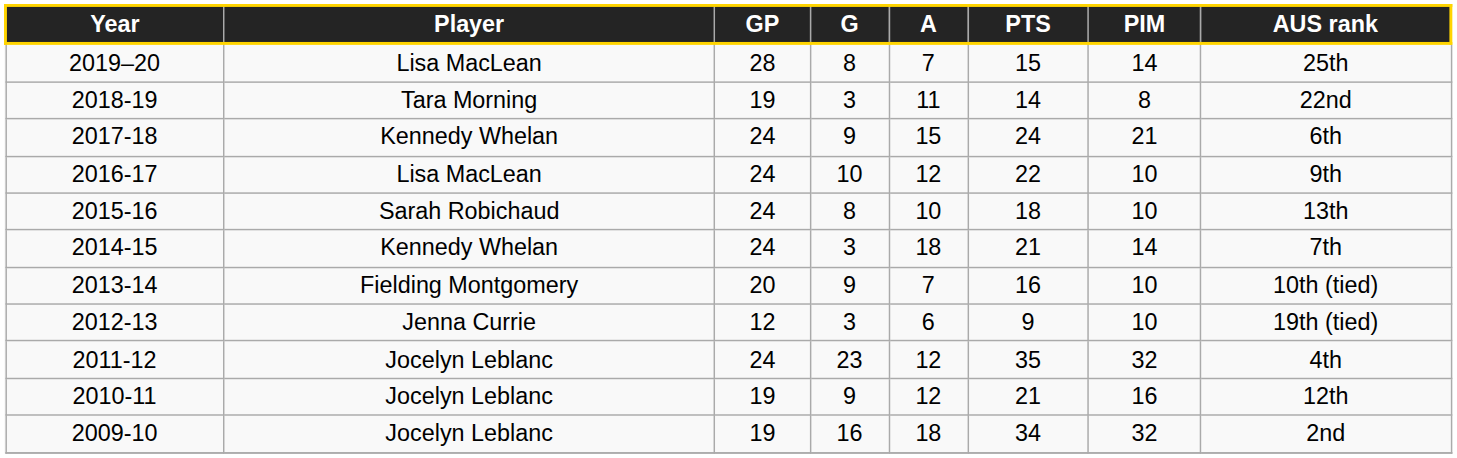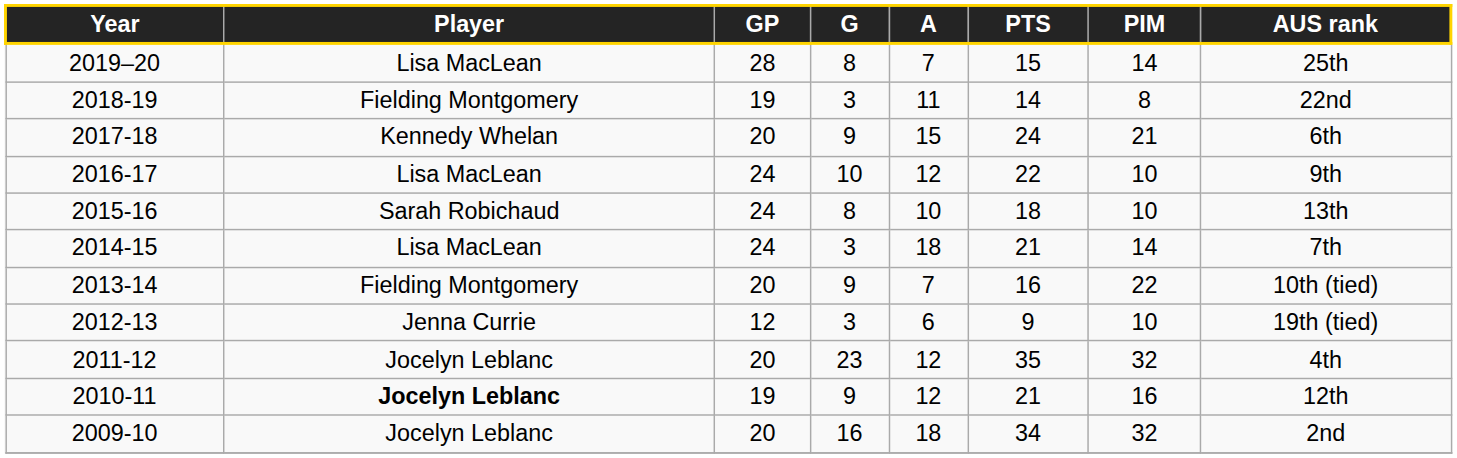(469, 100) Tara Morning -> (469, 100) Fielding Montgomery
(762, 137) 24 -> (762, 137) 20
(469, 248) Kennedy Whelan -> (469, 248) Lisa MacLean
(1144, 285) 10 -> (1144, 285) 22
(762, 359) 24 -> (762, 359) 20
(469, 396) normal -> (469, 396) bold
(762, 433) 19 -> (762, 433) 20
